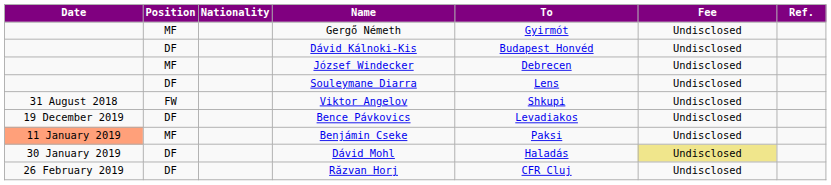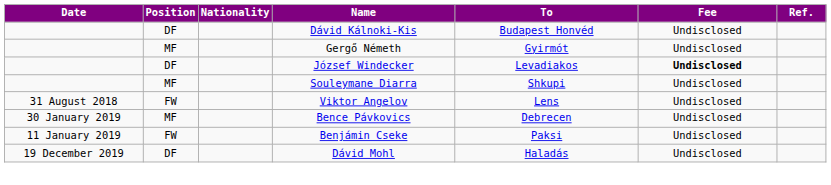rows swapped: (364, 48) <-> (364, 30)
(171, 65) MF -> (171, 65) DF
(547, 65) Debrecen -> (547, 65) Levadiakos
(707, 65) normal -> (707, 65) bold
(171, 83) DF -> (171, 83) MF
(547, 83) Lens -> (547, 83) Shkupi
(547, 100) Shkupi -> (547, 100) Lens
(74, 118) 19 December 2019 -> (74, 118) 30 January 2019
(171, 118) DF -> (171, 118) MF
(547, 118) Levadiakos -> (547, 118) Debrecen
(74, 135) lightsalmon background -> (74, 135) no background
(171, 135) MF -> (171, 135) FW
(74, 153) 30 January 2019 -> (74, 153) 19 December 2019
(707, 153) khaki background -> (707, 153) no background
- row: (364, 170)
